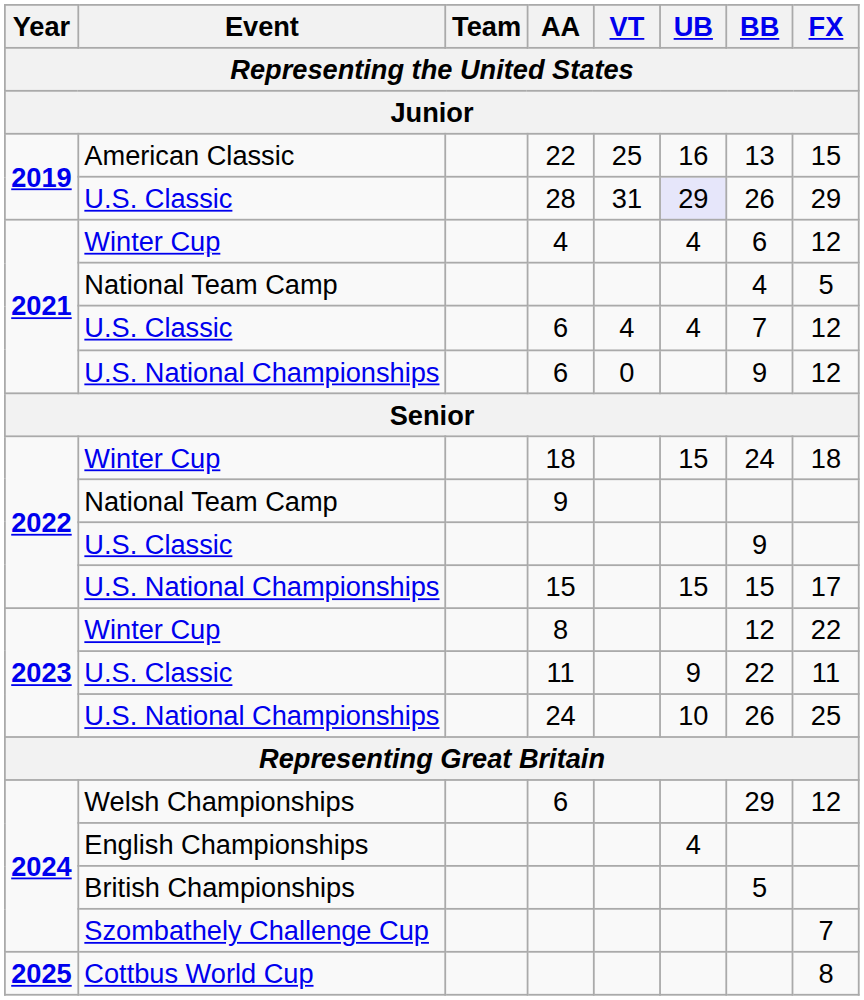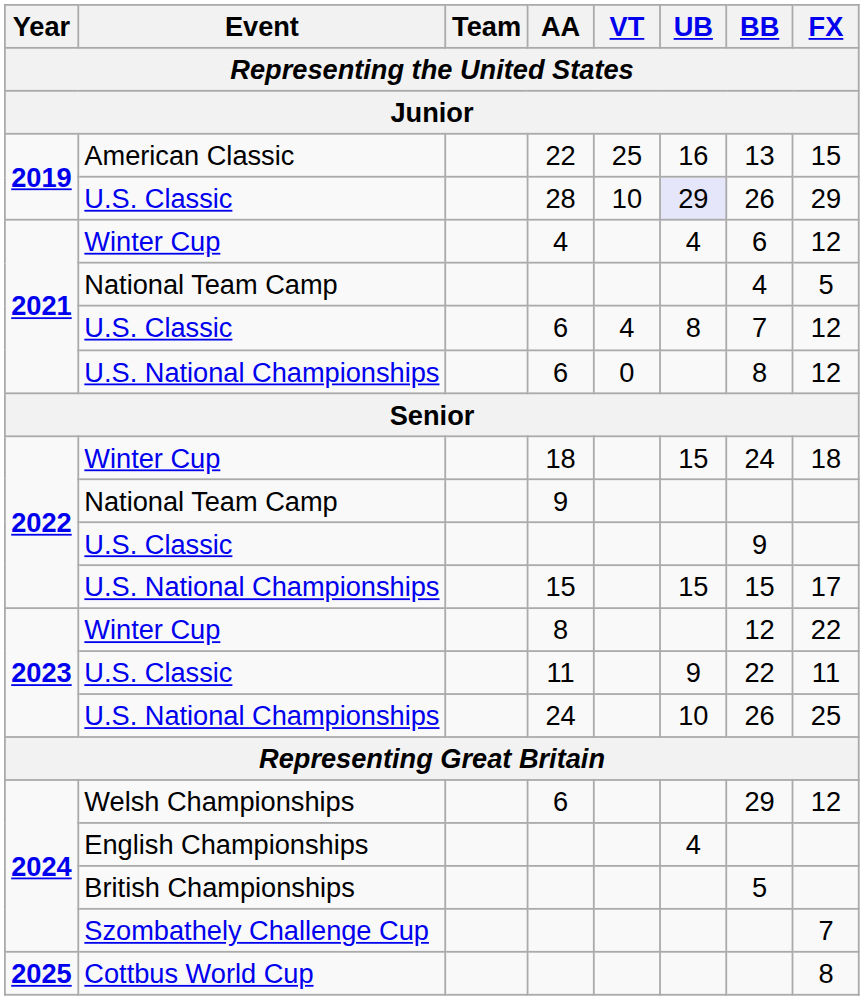(627, 199) 31 -> (627, 199) 10
(693, 328) 4 -> (693, 328) 8
(760, 371) 9 -> (760, 371) 8
